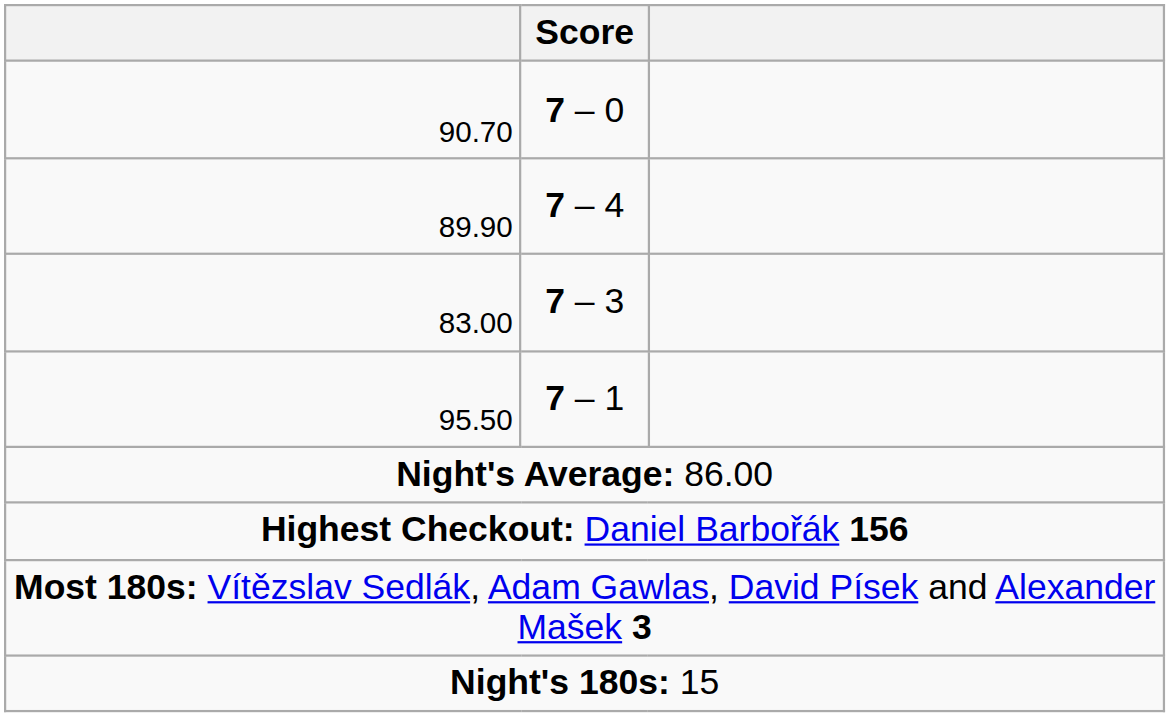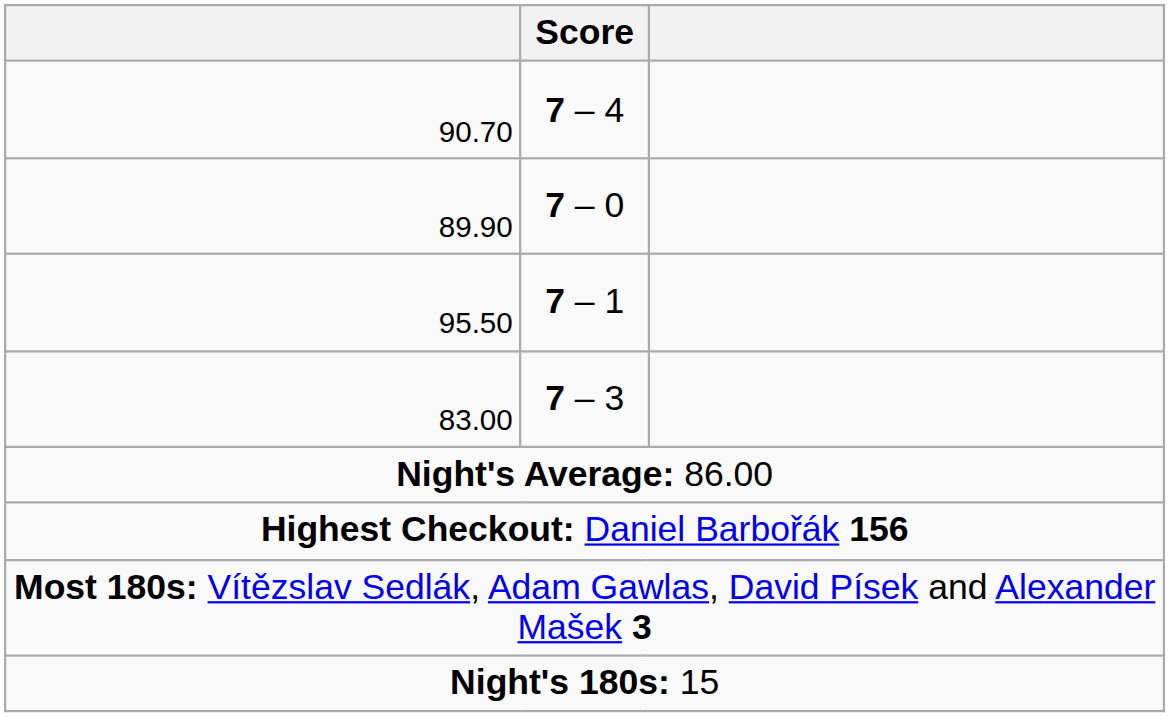(585, 108) 7 – 0 -> (585, 108) 7 – 4
(585, 205) 7 – 4 -> (585, 205) 7 – 0
rows swapped: (476, 323) <-> (476, 420)
